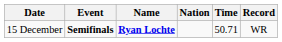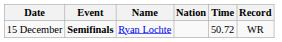(147, 29) bold -> (145, 29) normal
(226, 29) 50.71 -> (223, 29) 50.72
